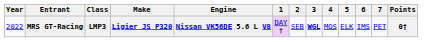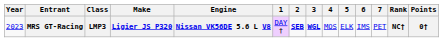+ column: (398, 10)
(15, 27) 2022 -> (15, 27) 2023
(297, 27) normal -> (297, 27) bold
